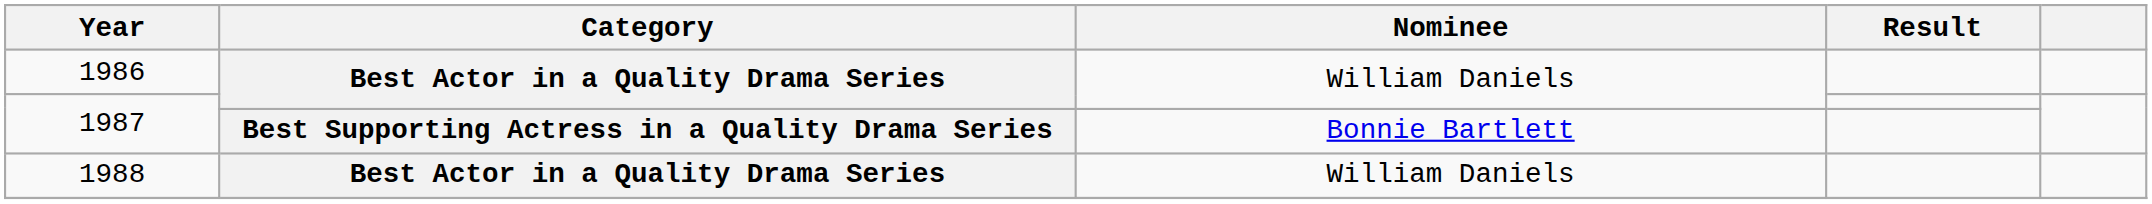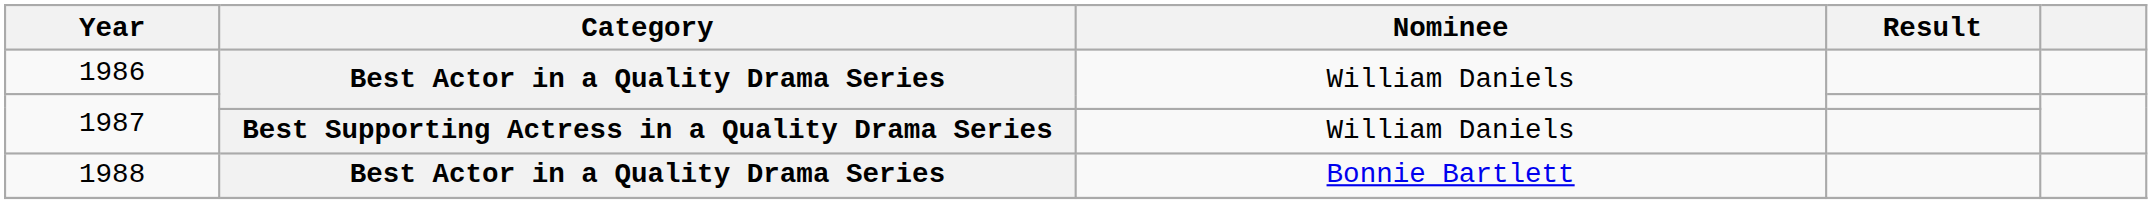(1451, 130) Bonnie Bartlett -> (1451, 130) William Daniels
(1451, 175) William Daniels -> (1451, 175) Bonnie Bartlett
